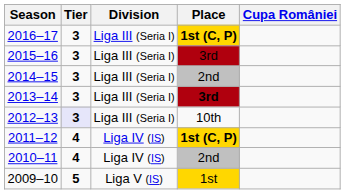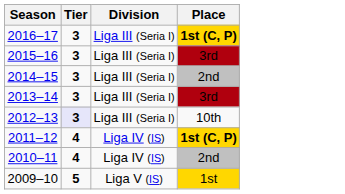- column: (290, 15)
(209, 97) bold -> (209, 97) normal
